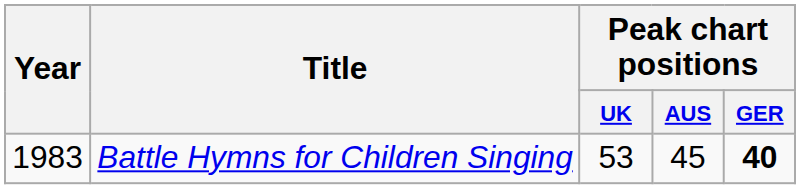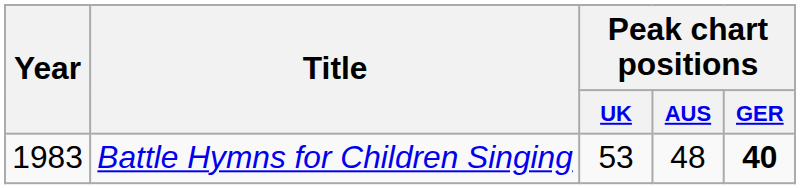(688, 157) 45 -> (688, 157) 48
